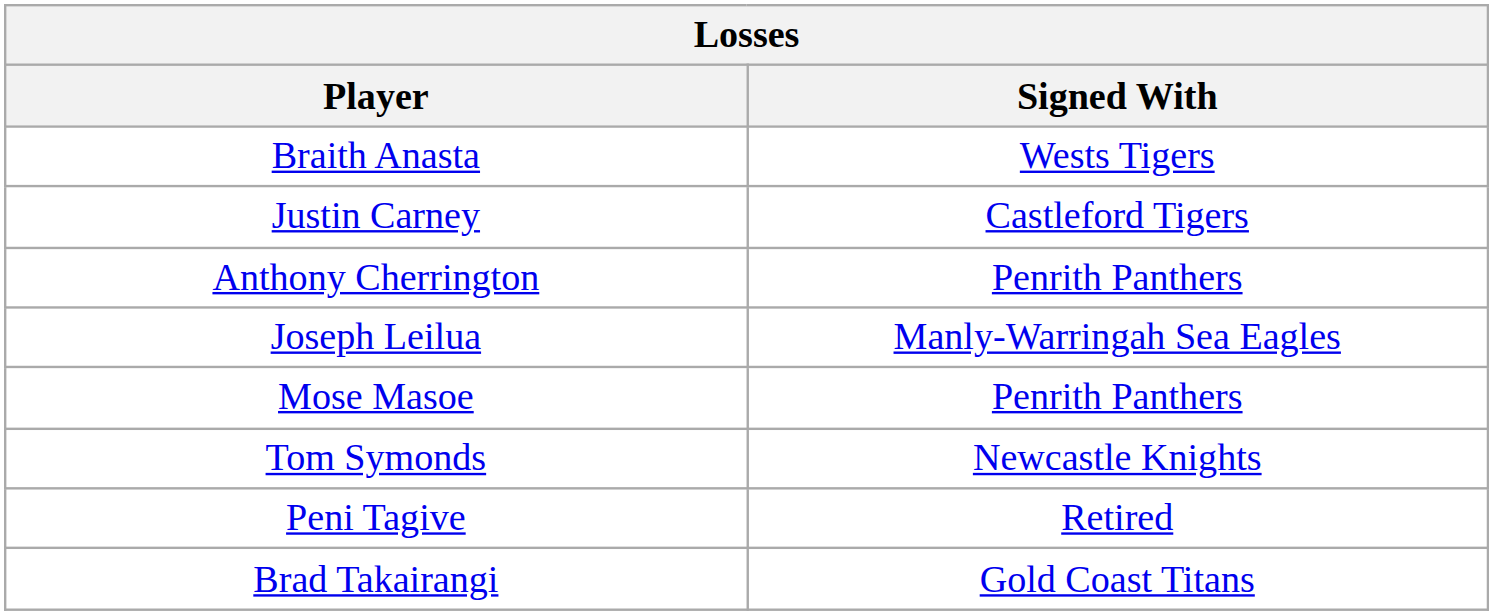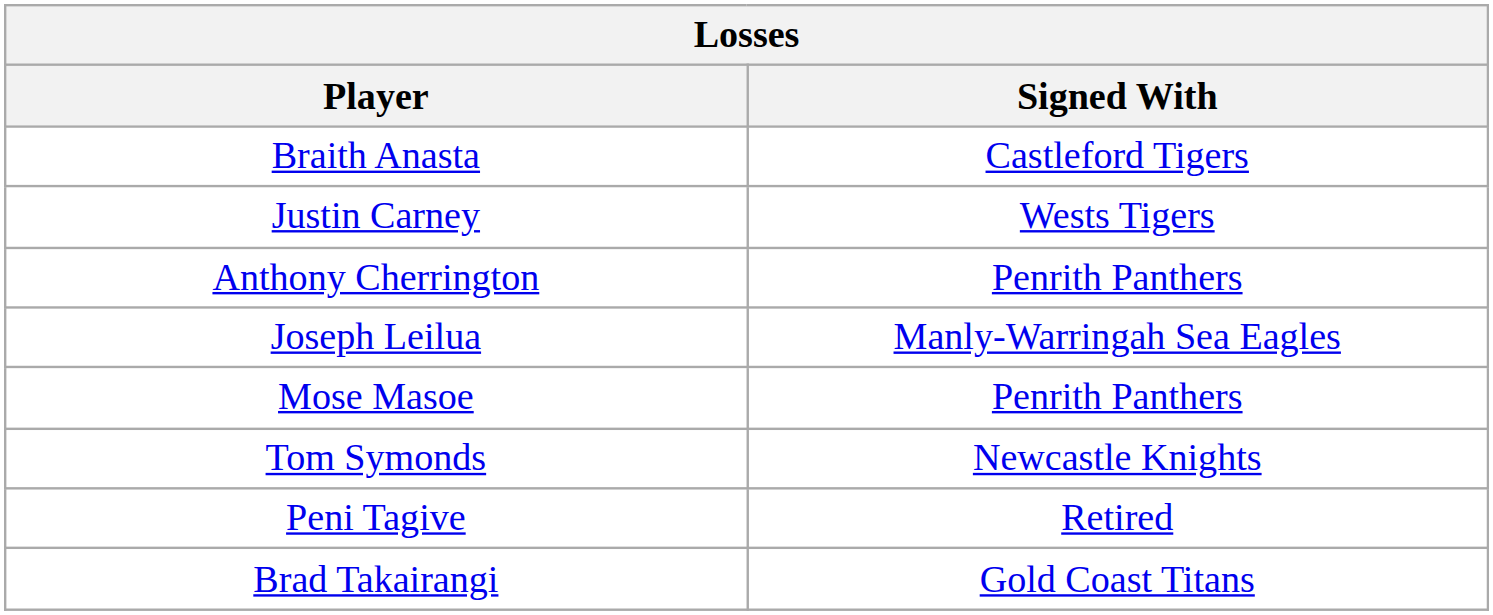(1117, 155) Wests Tigers -> (1117, 155) Castleford Tigers
(1117, 215) Castleford Tigers -> (1117, 215) Wests Tigers
